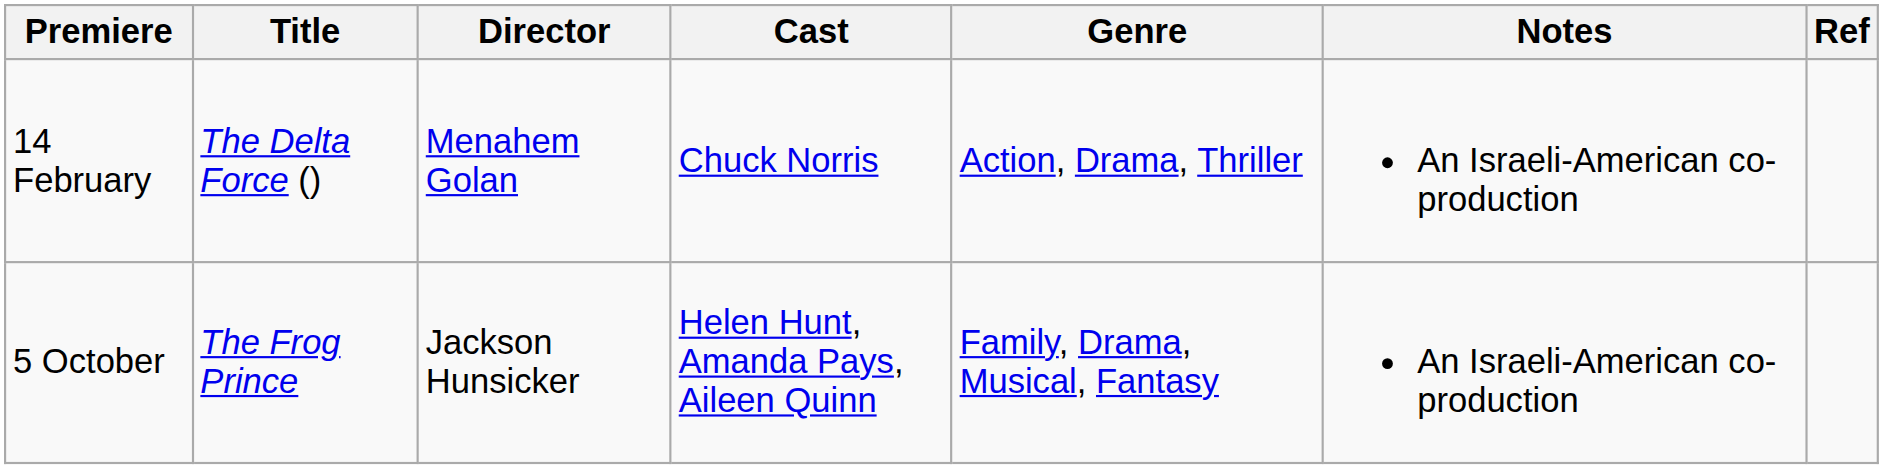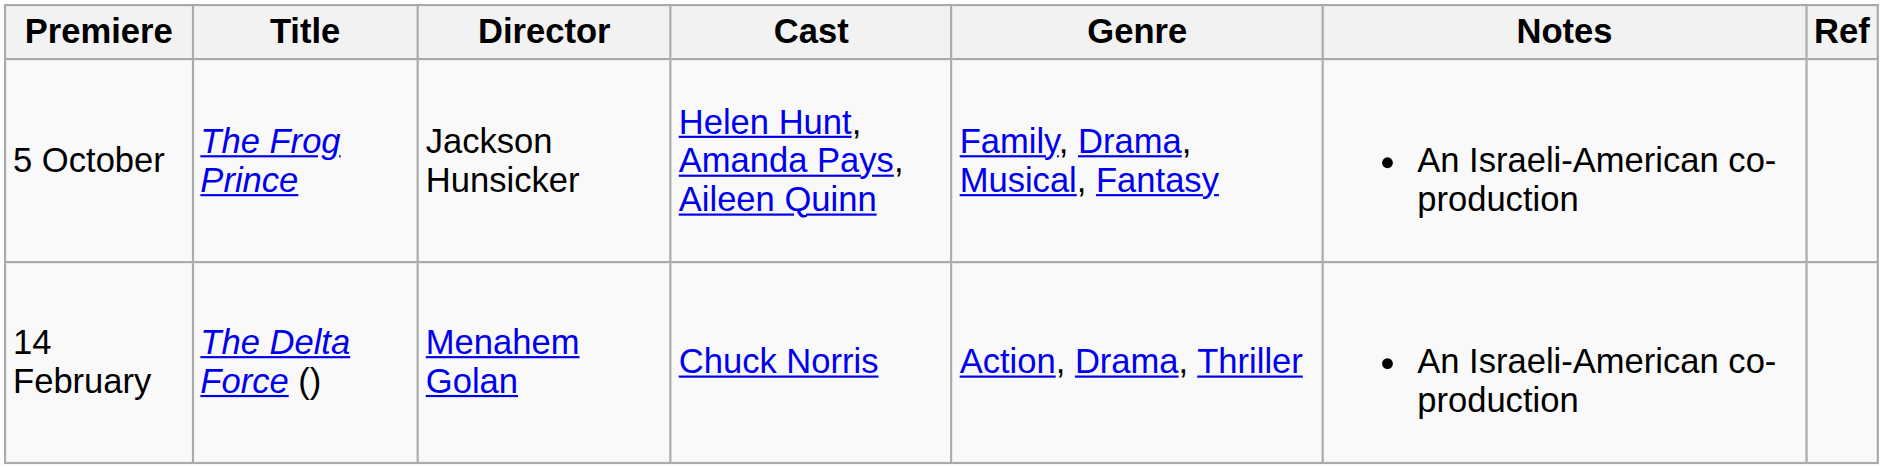rows swapped: (82, 160) <-> (89, 361)
